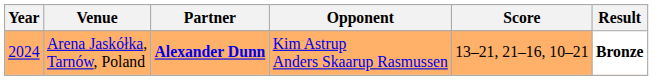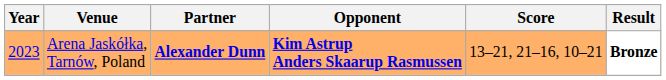(24, 52) 2024 -> (24, 52) 2023
(360, 52) normal -> (367, 52) bold
